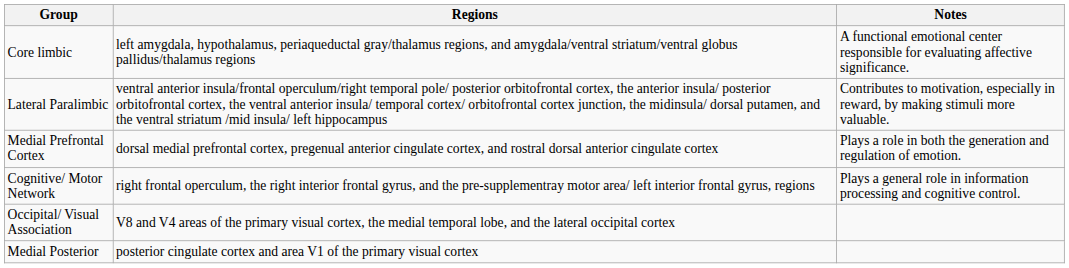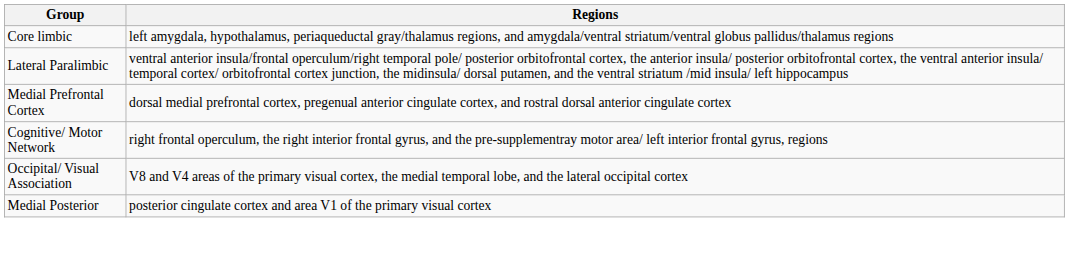- column: (951, 15)
